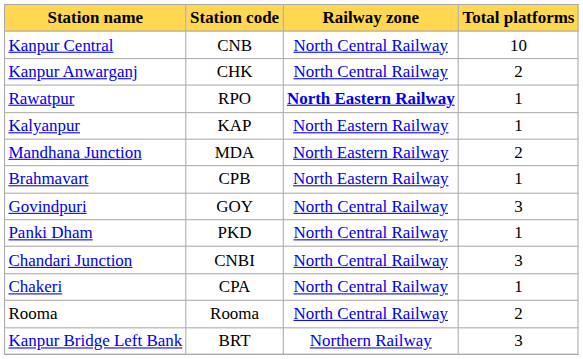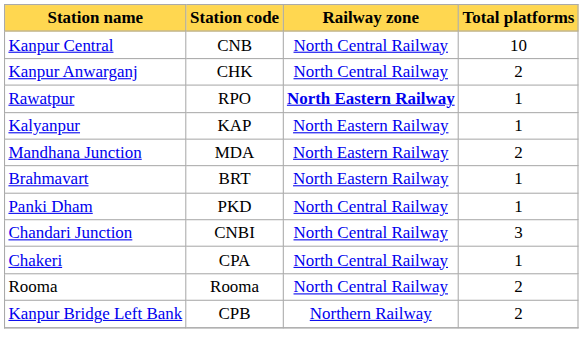(235, 179) CPB -> (235, 179) BRT
- row: (48, 206)
(235, 340) BRT -> (235, 313) CPB
(518, 340) 3 -> (518, 313) 2
